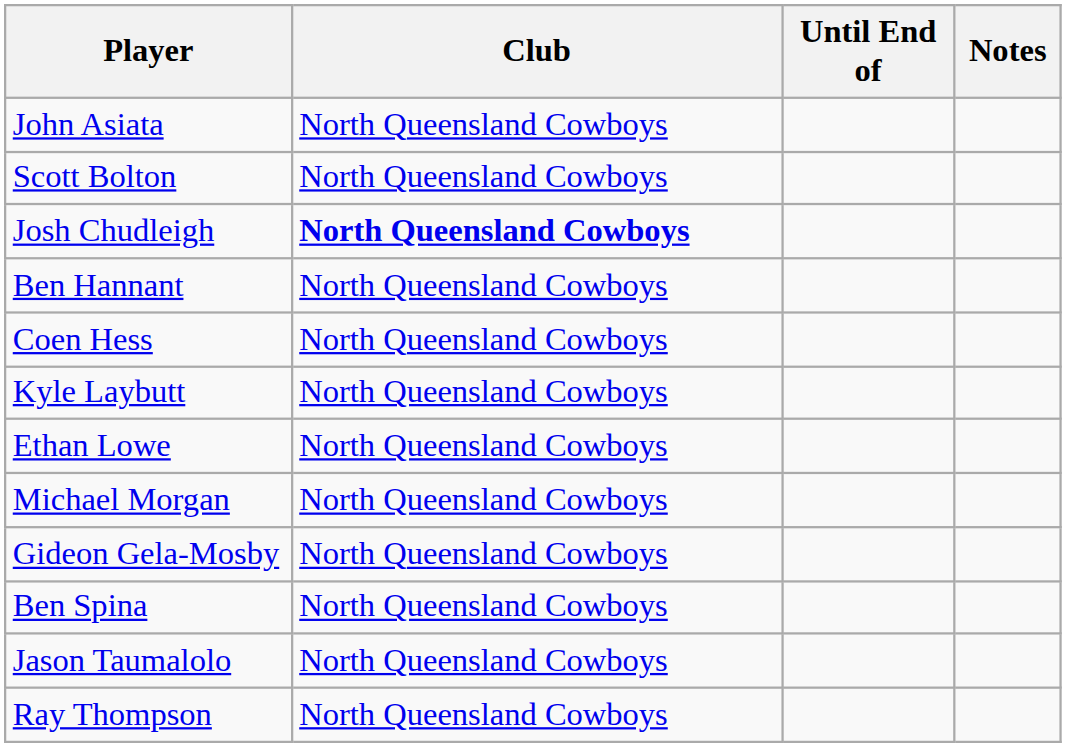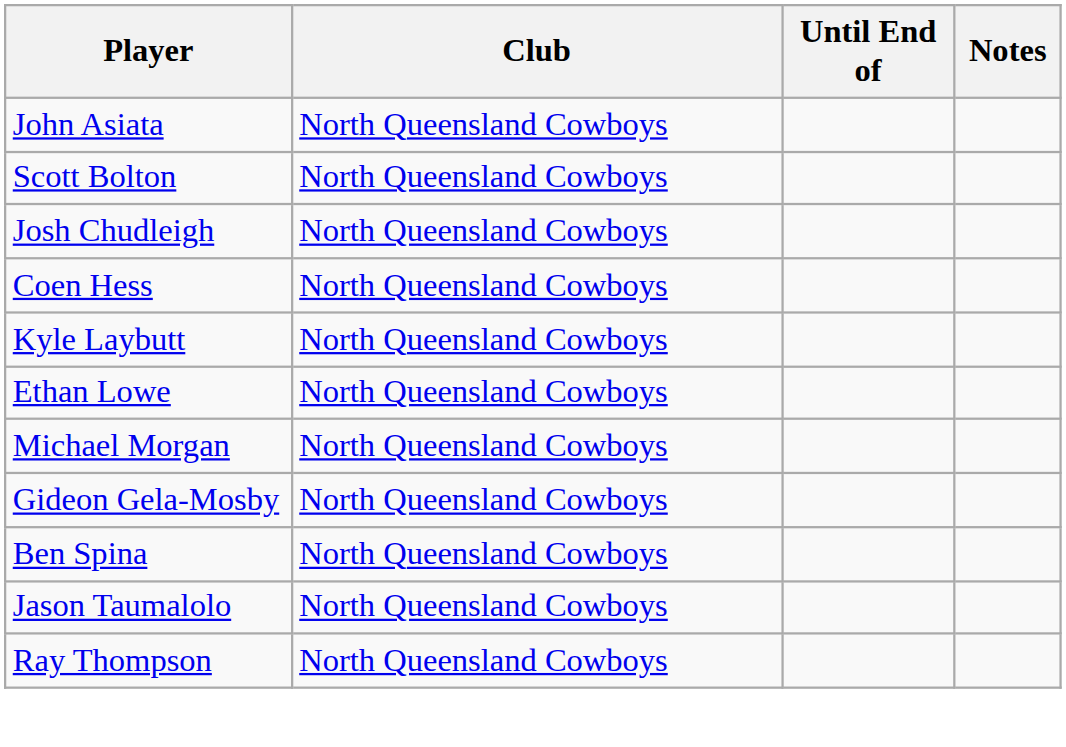(494, 231) bold -> (483, 231) normal
- row: (98, 284)
